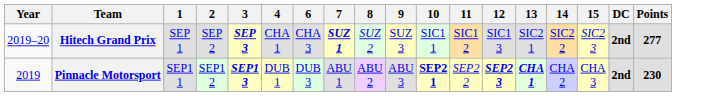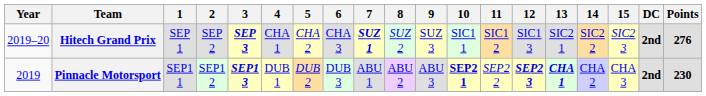+ column: (308, 13)
(652, 40) 277 -> (683, 40) 276
